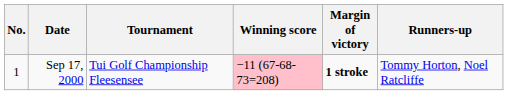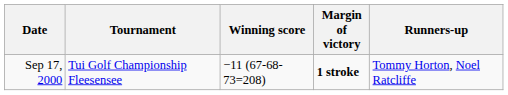- column: (16, 29)
(266, 72) pink background -> (253, 72) no background
